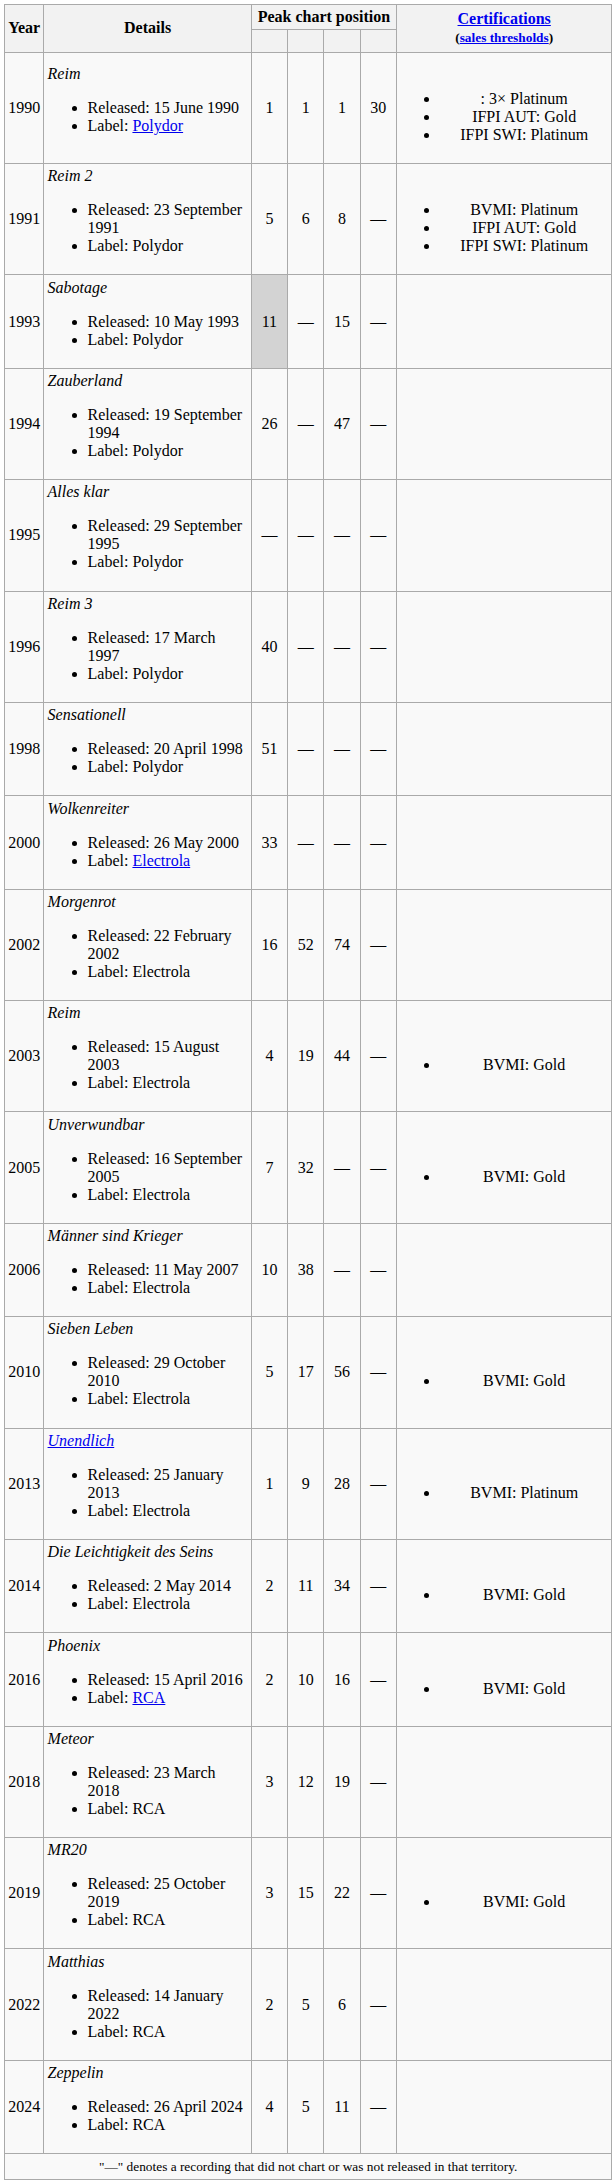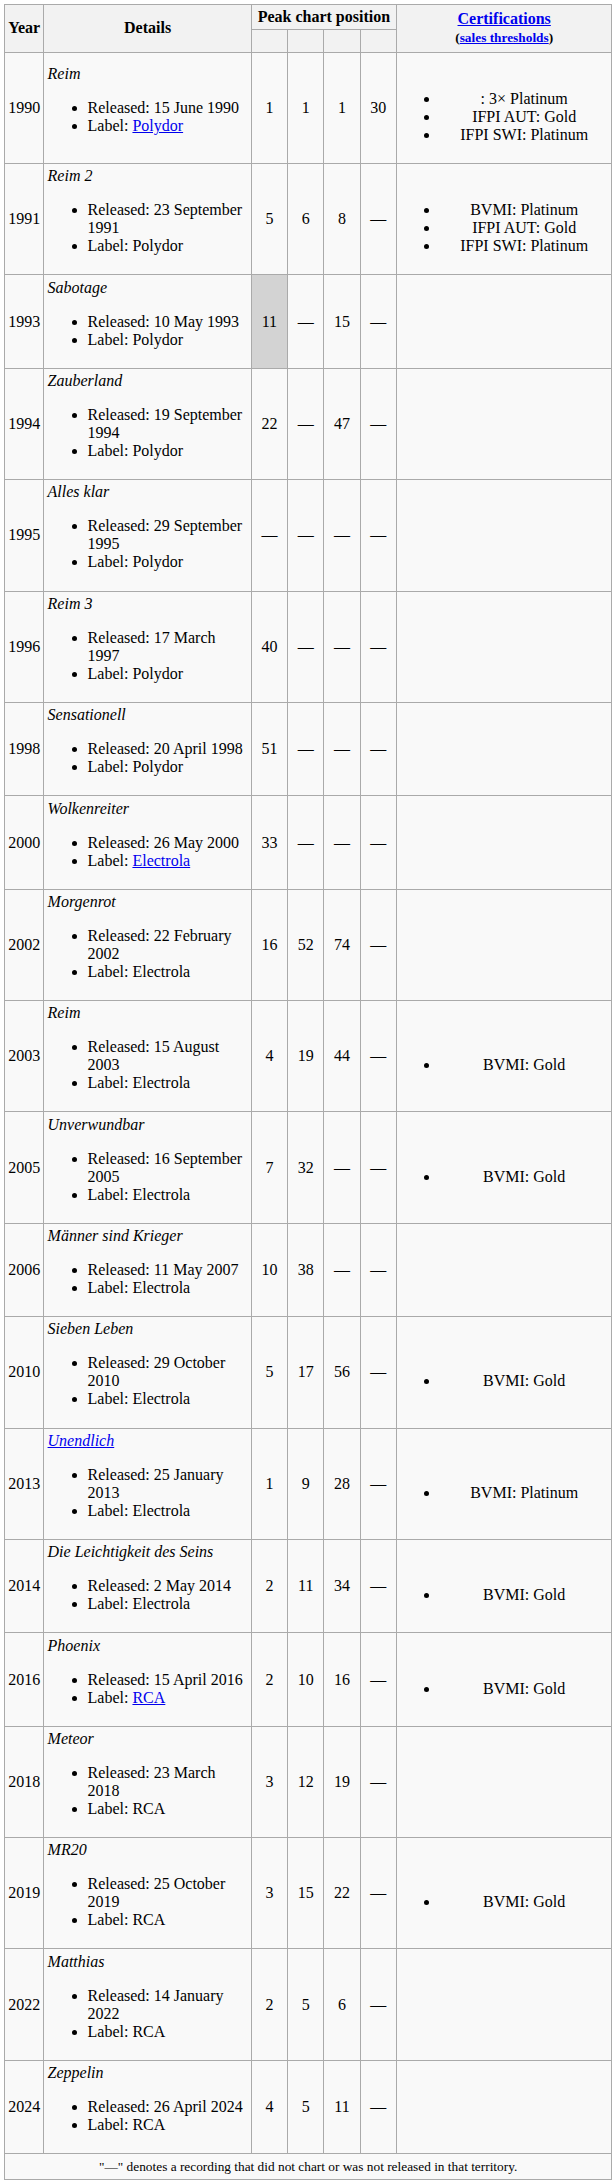(269, 424) 26 -> (269, 424) 22
